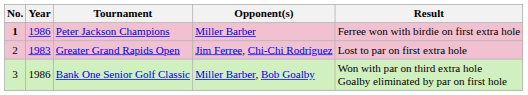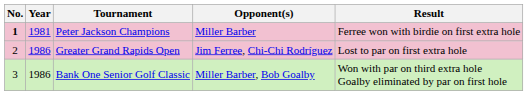(40, 32) 1986 -> (40, 32) 1981
(40, 50) 1983 -> (40, 50) 1986
